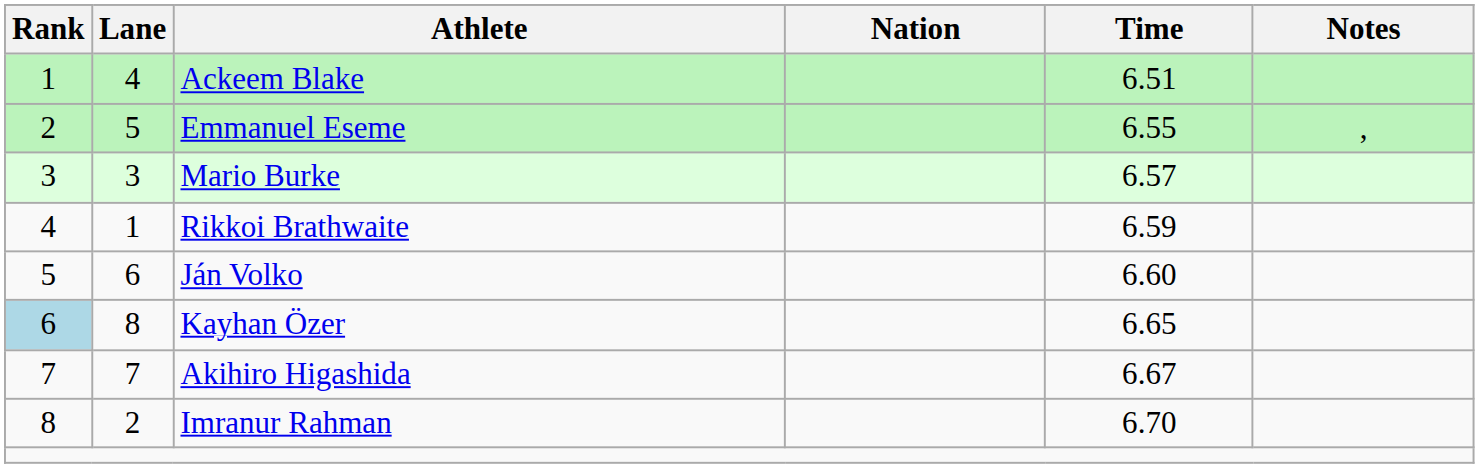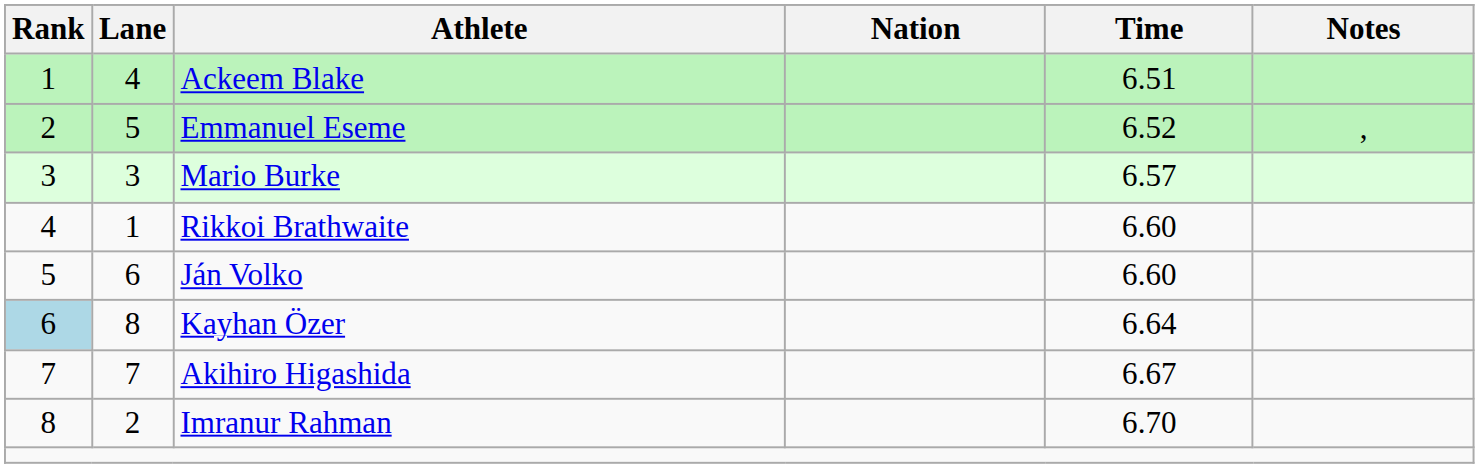(1149, 127) 6.55 -> (1149, 127) 6.52
(1149, 226) 6.59 -> (1149, 226) 6.60
(1149, 324) 6.65 -> (1149, 324) 6.64
